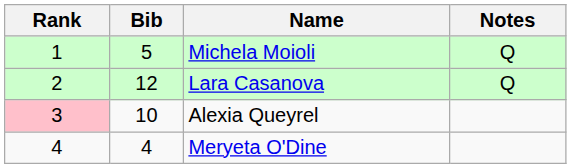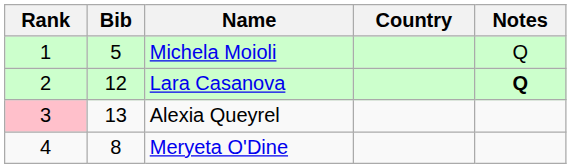+ column: (414, 20)
(508, 83) normal -> (520, 83) bold
(146, 115) 10 -> (116, 115) 13
(146, 147) 4 -> (116, 147) 8
